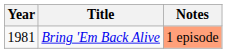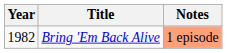(21, 37) 1981 -> (21, 37) 1982
